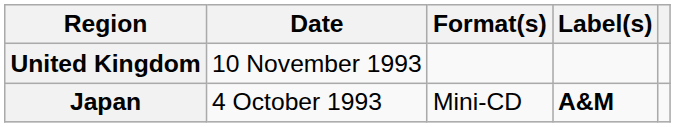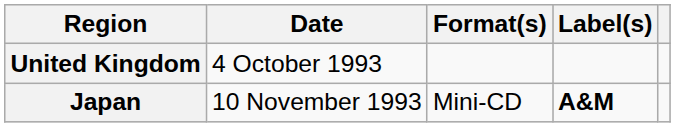(317, 63) 10 November 1993 -> (297, 63) 4 October 1993
(297, 102) 4 October 1993 -> (317, 102) 10 November 1993
